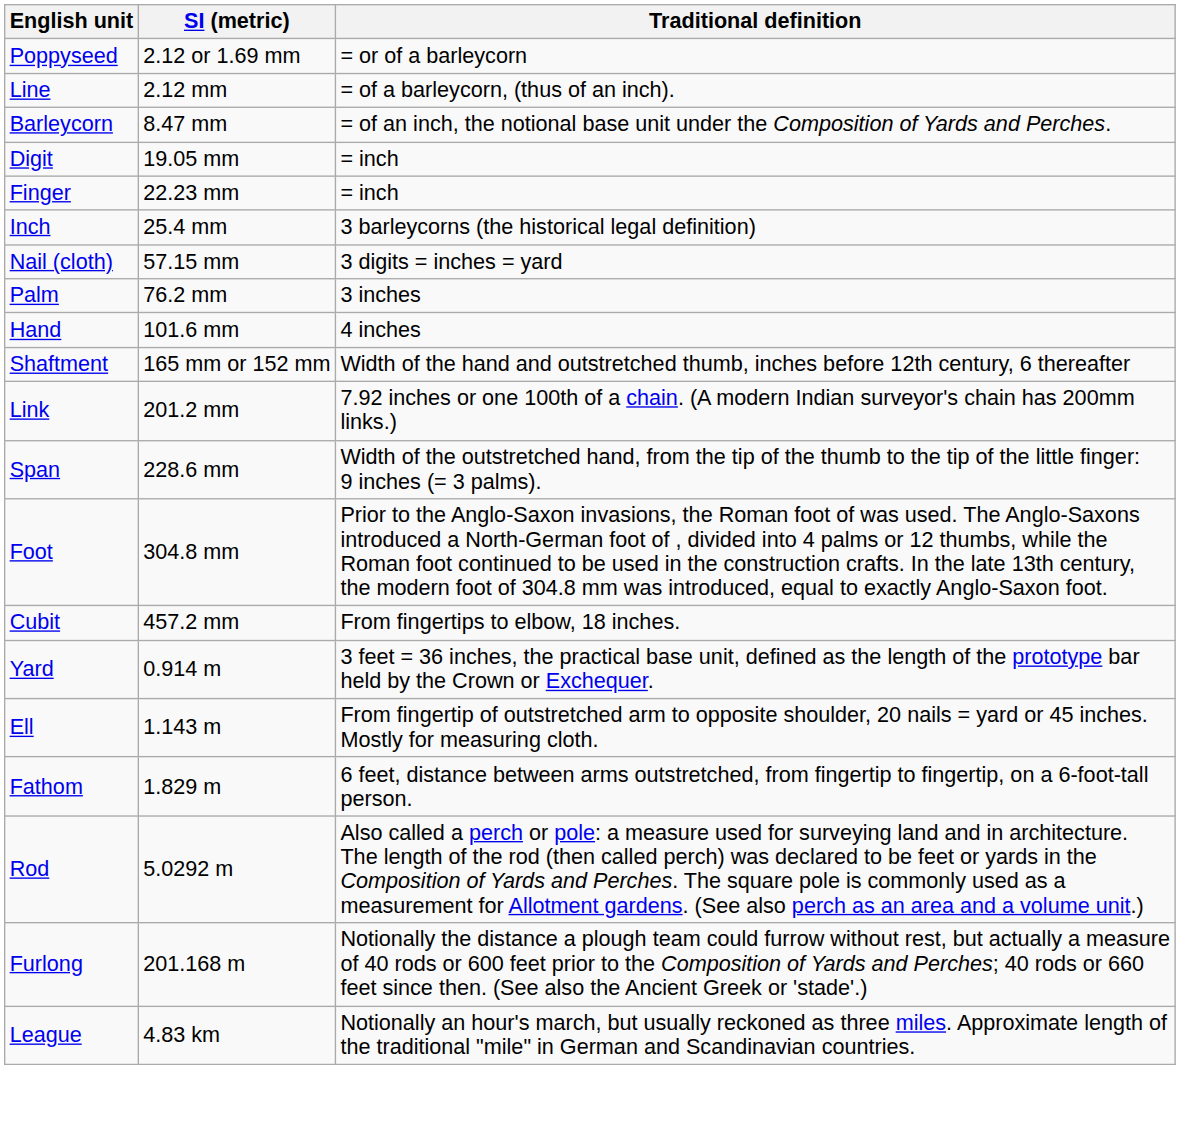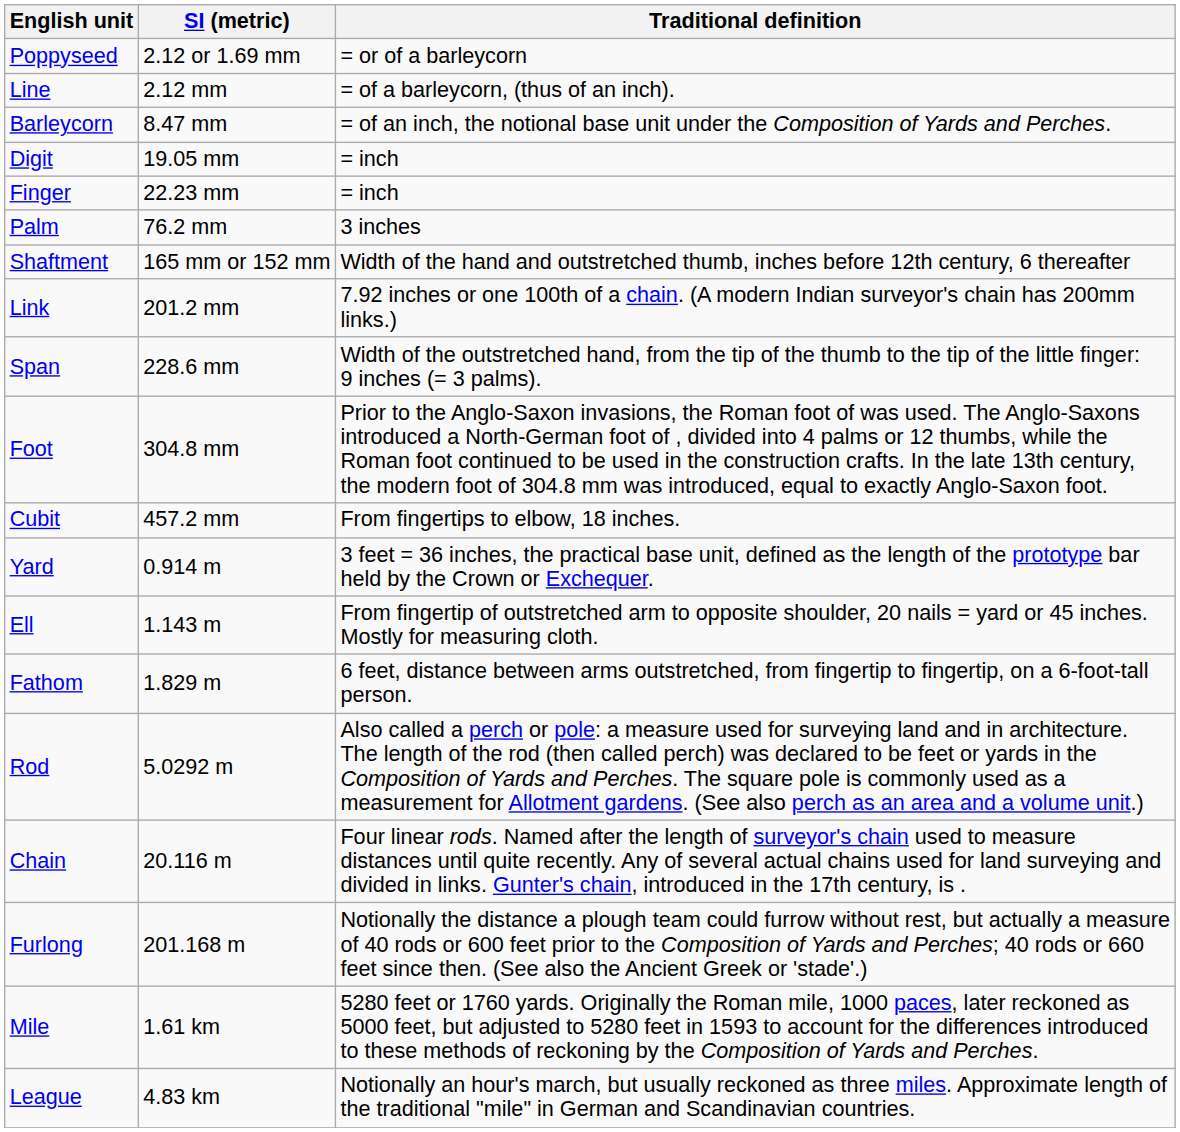- row: (30, 227)
- row: (61, 261)
- row: (35, 329)
+ row: (38, 861)
+ row: (29, 1027)
